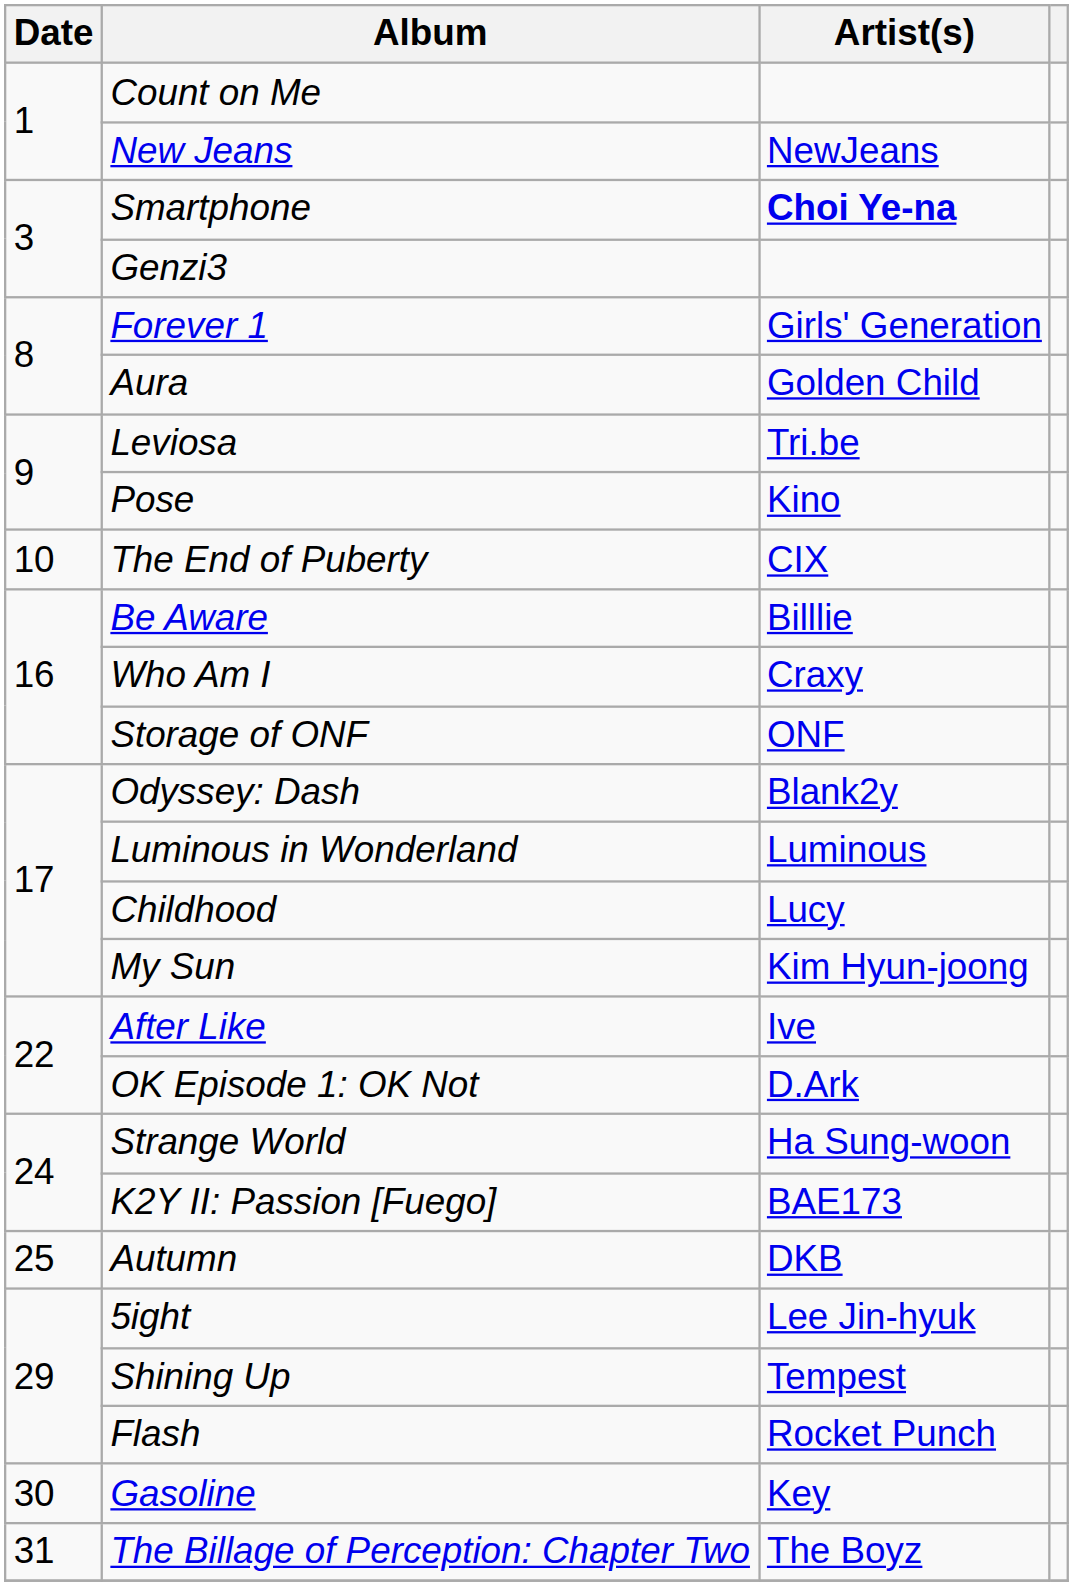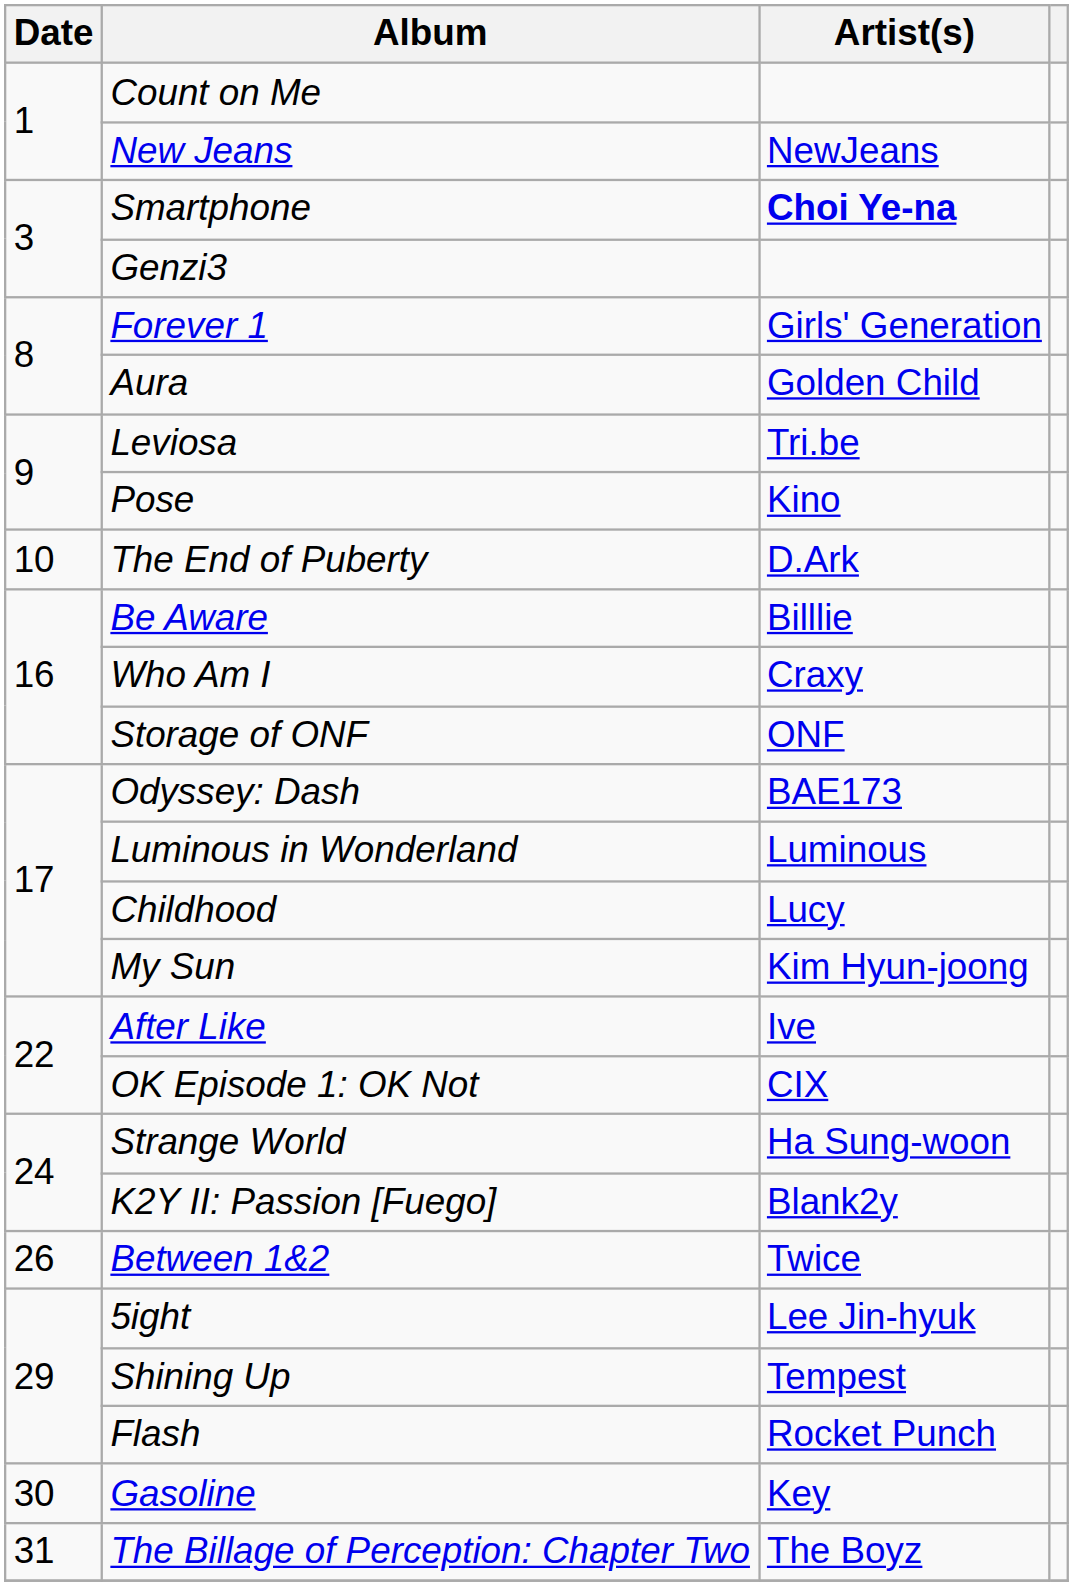(798, 558) CIX -> (813, 558) D.Ark
(832, 792) Blank2y -> (834, 792) BAE173
(813, 1084) D.Ark -> (798, 1084) CIX
(834, 1200) BAE173 -> (832, 1200) Blank2y
- row: (174, 1259)
+ row: (220, 1259)
